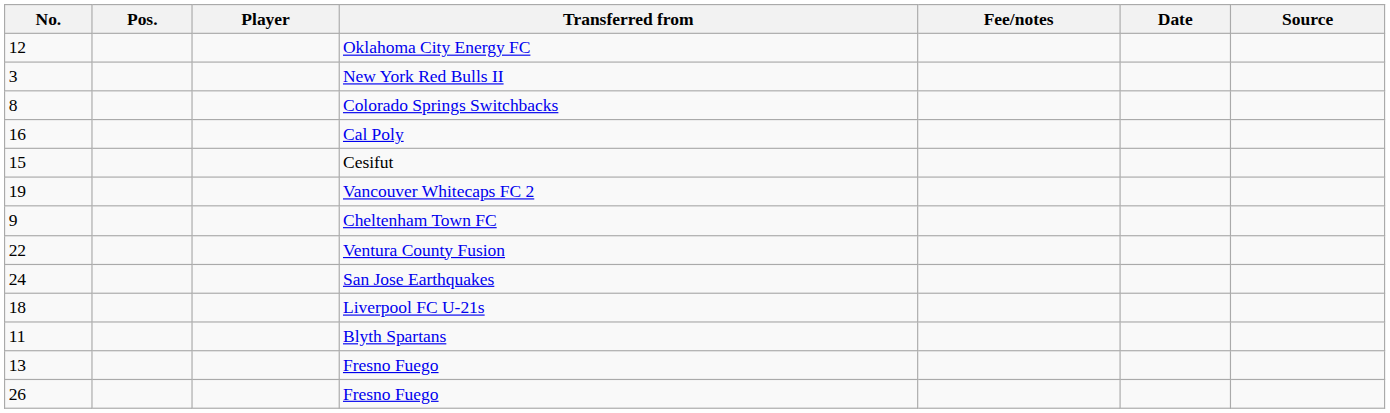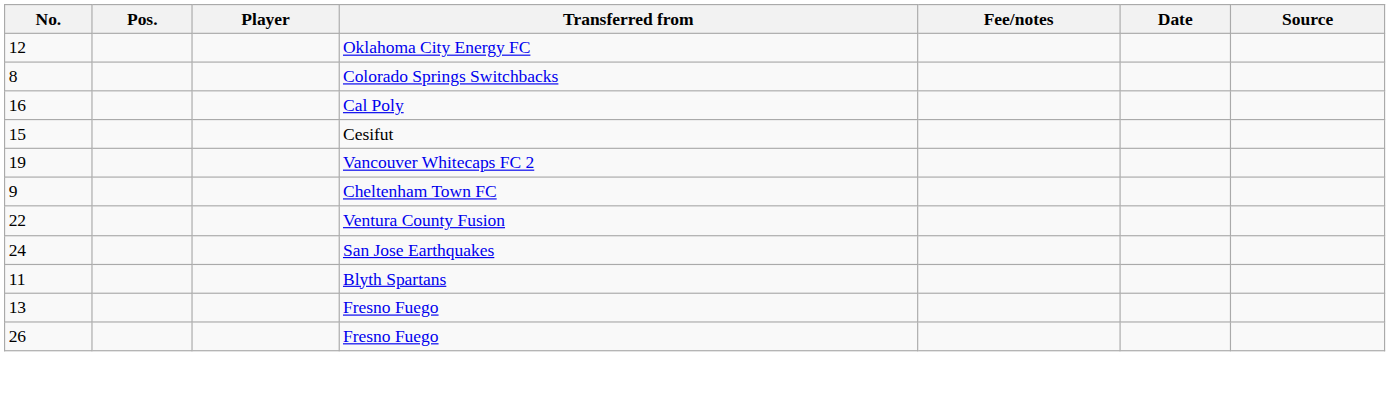- row: (13, 76)
- row: (17, 307)
